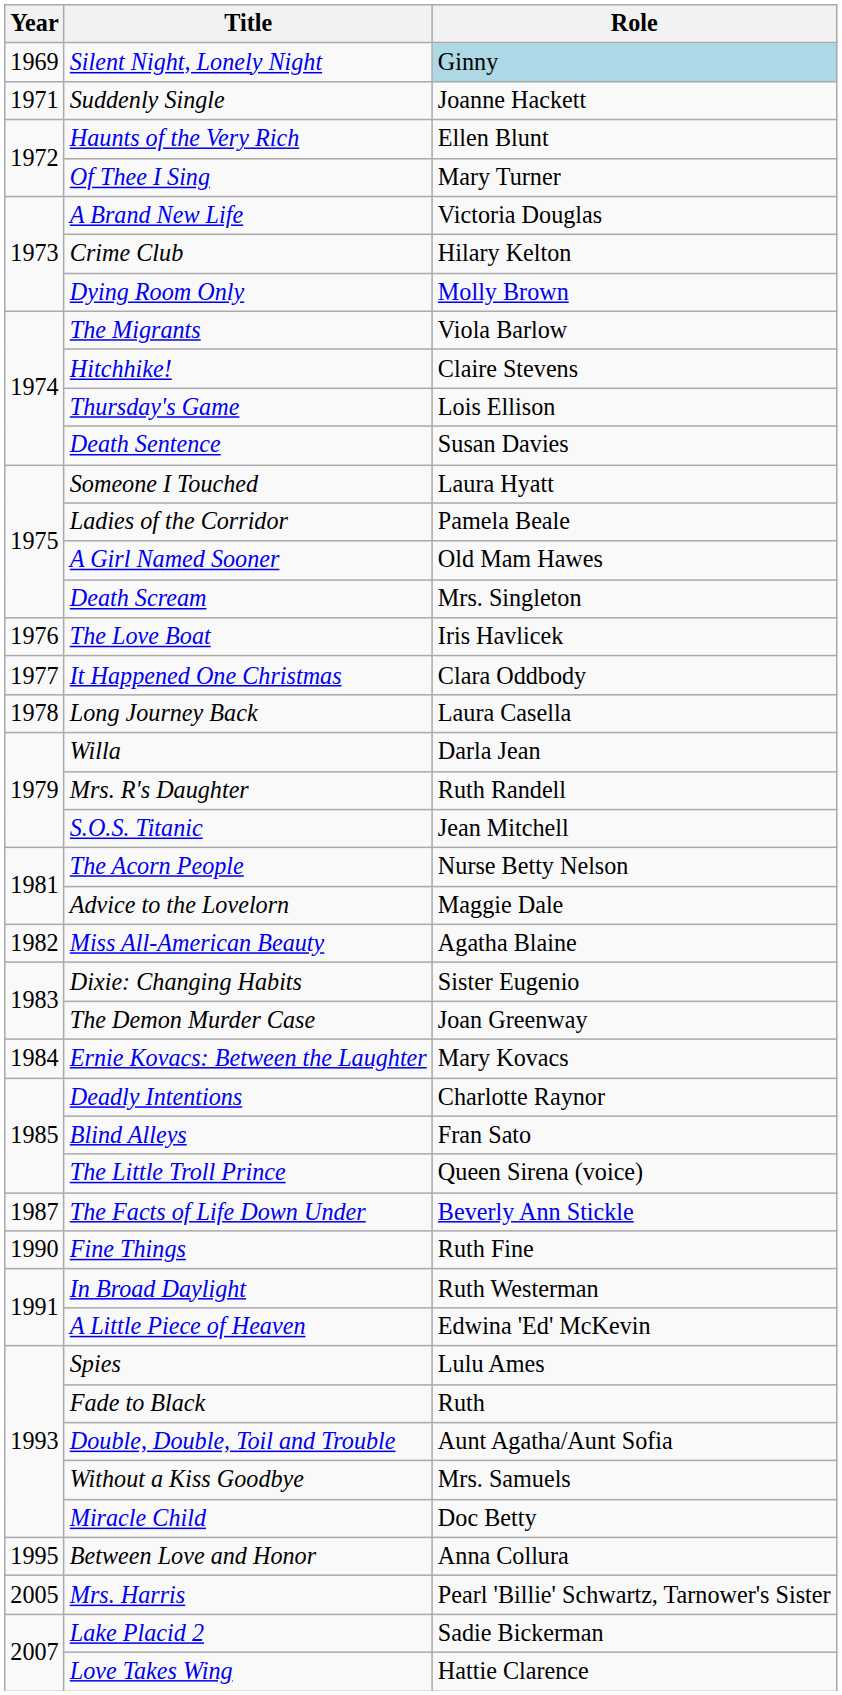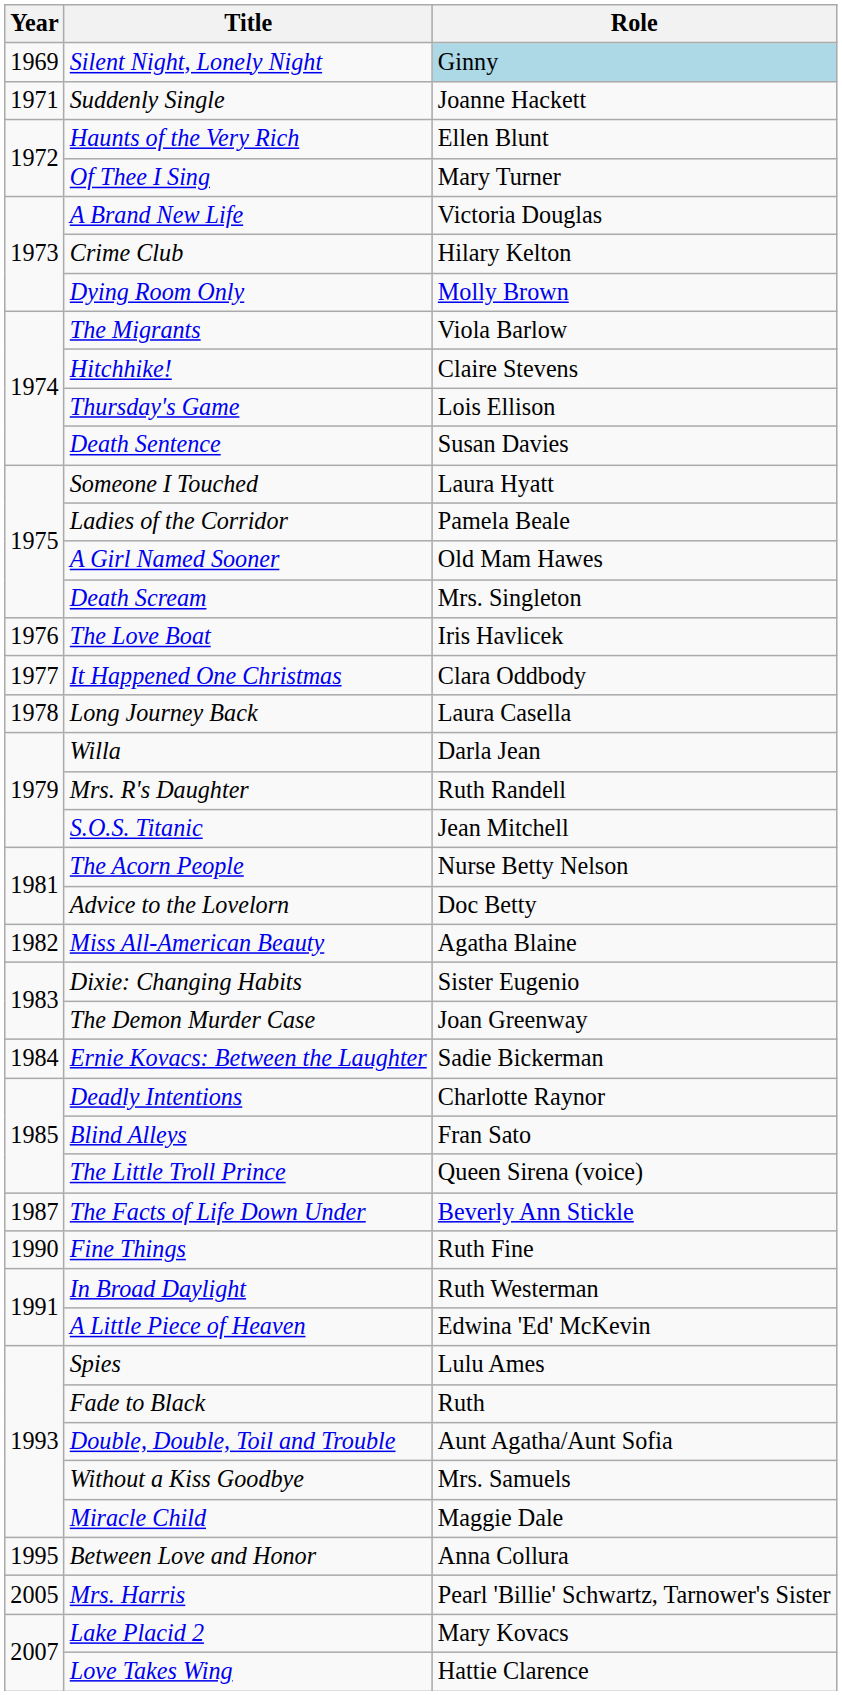(501, 904) Maggie Dale -> (487, 904) Doc Betty
(503, 1058) Mary Kovacs -> (521, 1058) Sadie Bickerman
(487, 1517) Doc Betty -> (501, 1517) Maggie Dale
(521, 1632) Sadie Bickerman -> (503, 1632) Mary Kovacs
